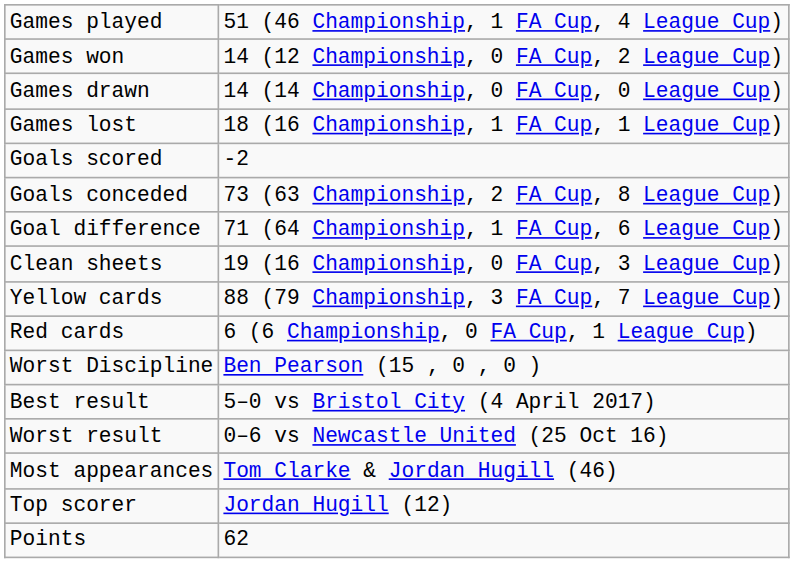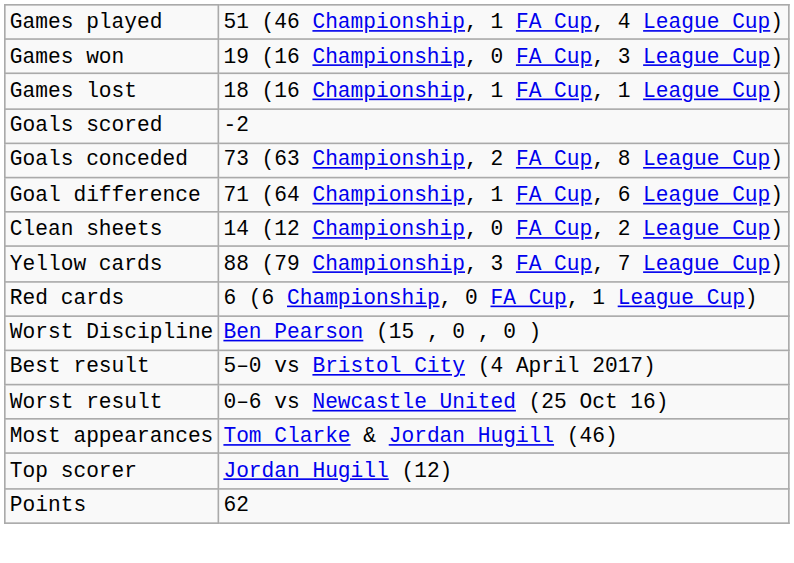(503, 57) 14 (12 Championship, 0 FA Cup, 2 League Cup) -> (503, 57) 19 (16 Championship, 0 FA Cup, 3 League Cup)
- row: (80, 91)
(503, 264) 19 (16 Championship, 0 FA Cup, 3 League Cup) -> (503, 229) 14 (12 Championship, 0 FA Cup, 2 League Cup)
